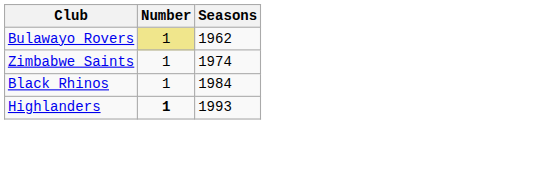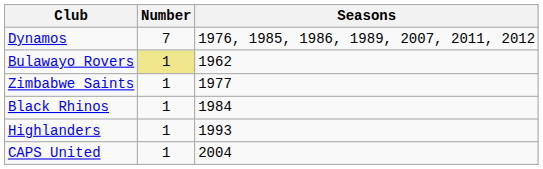+ row: (37, 39)
(215, 62) 1974 -> (215, 85) 1977
(166, 108) bold -> (166, 130) normal
+ row: (54, 153)
